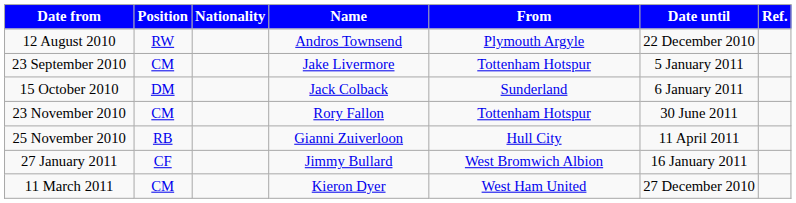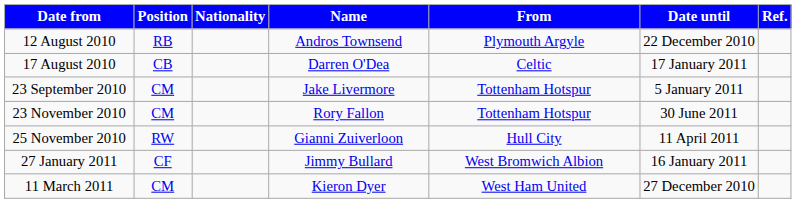(163, 41) RW -> (163, 41) RB
+ row: (69, 65)
- row: (69, 89)
(163, 138) RB -> (163, 138) RW
